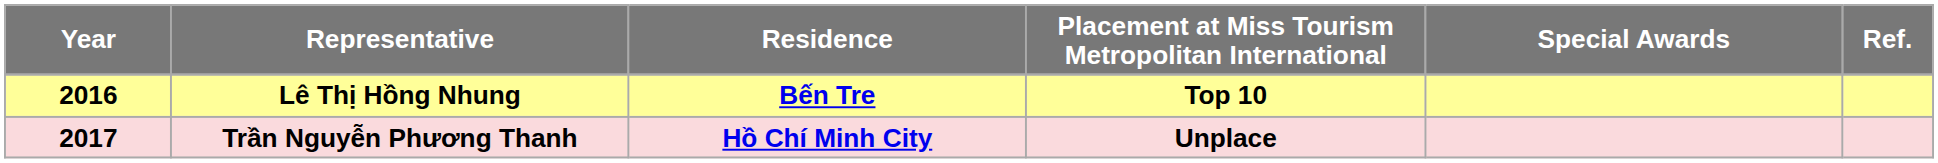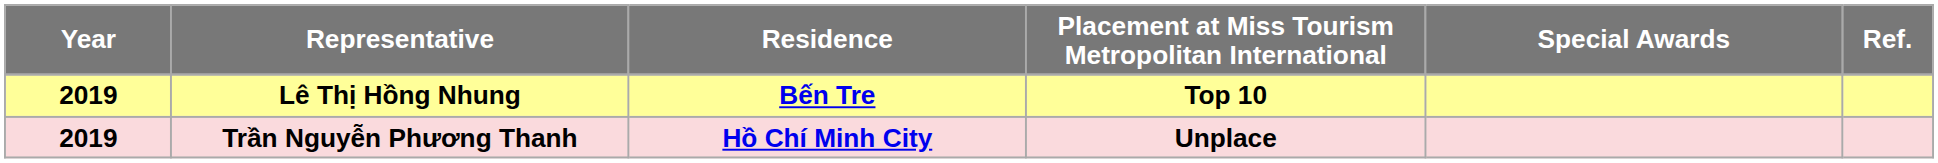(88, 96) 2016 -> (88, 96) 2019
(88, 137) 2017 -> (88, 137) 2019
